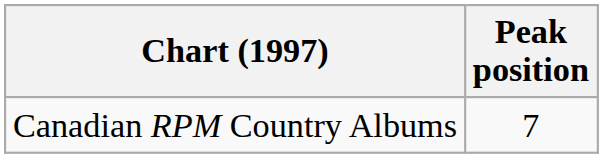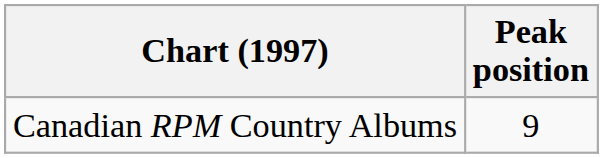(531, 124) 7 -> (531, 124) 9
